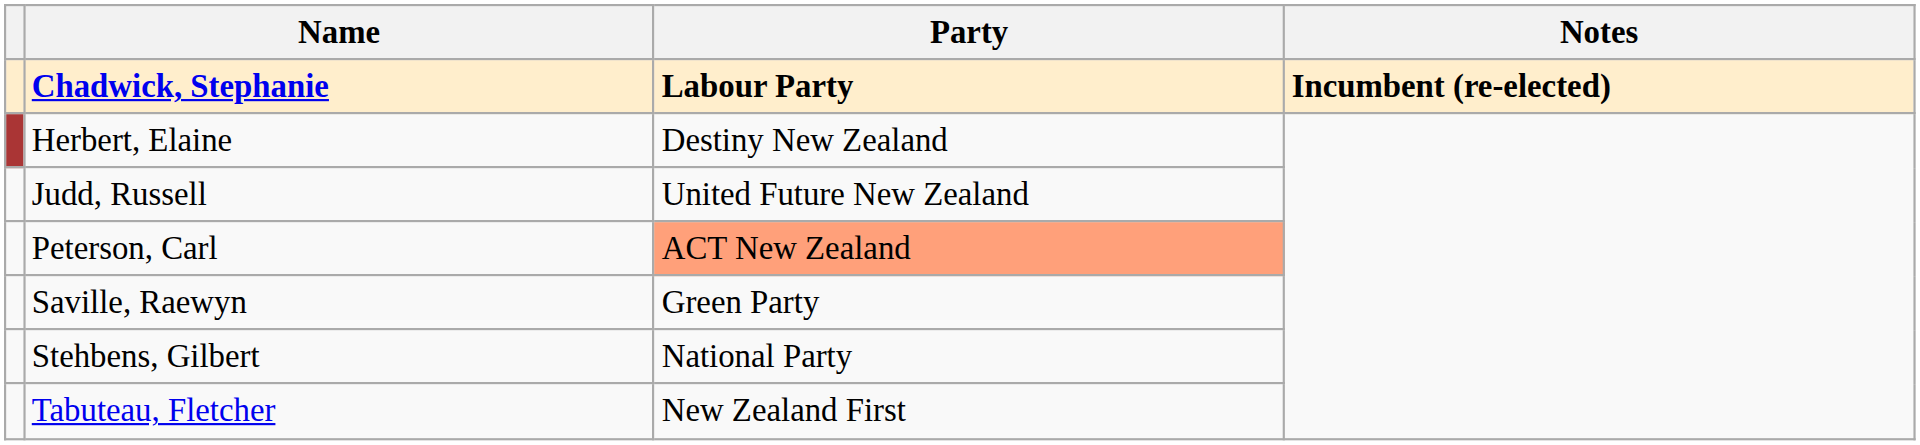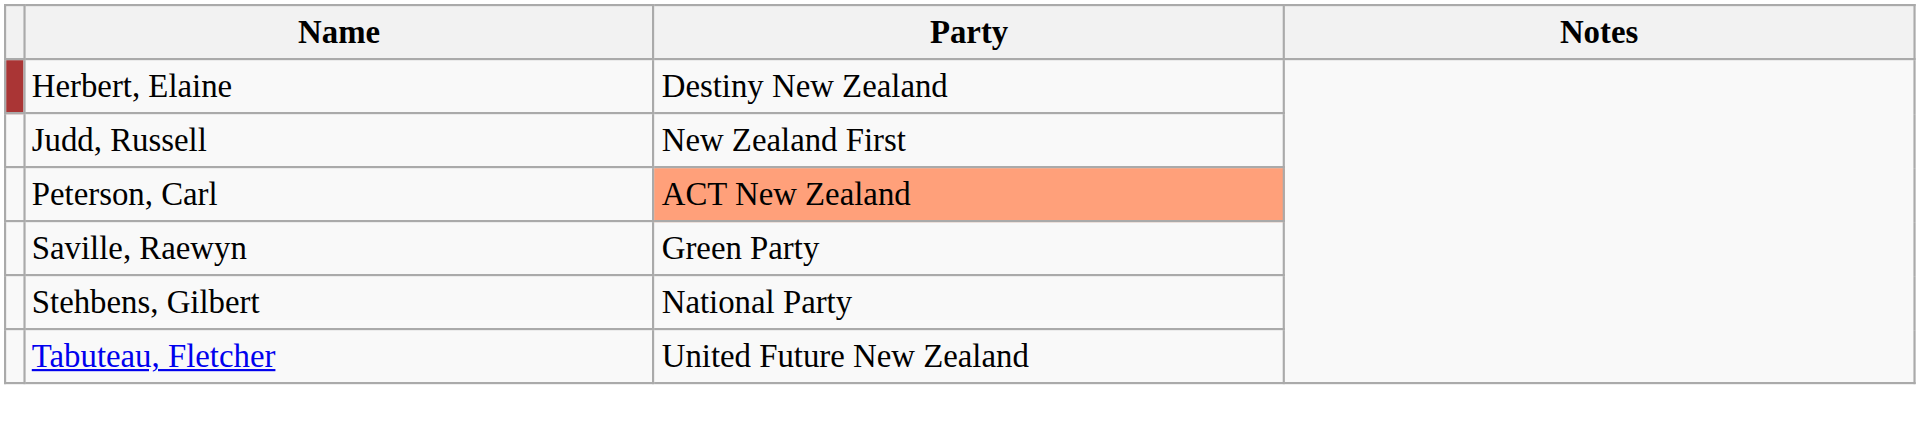- row: (180, 85)
(845, 194) United Future New Zealand -> (784, 140) New Zealand First
(784, 410) New Zealand First -> (845, 356) United Future New Zealand
